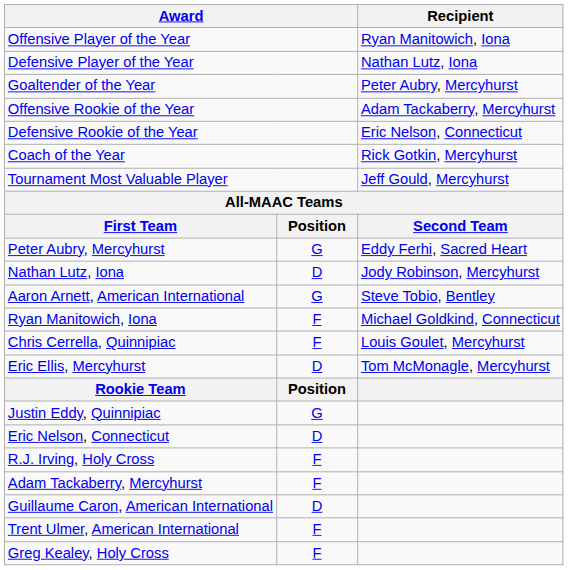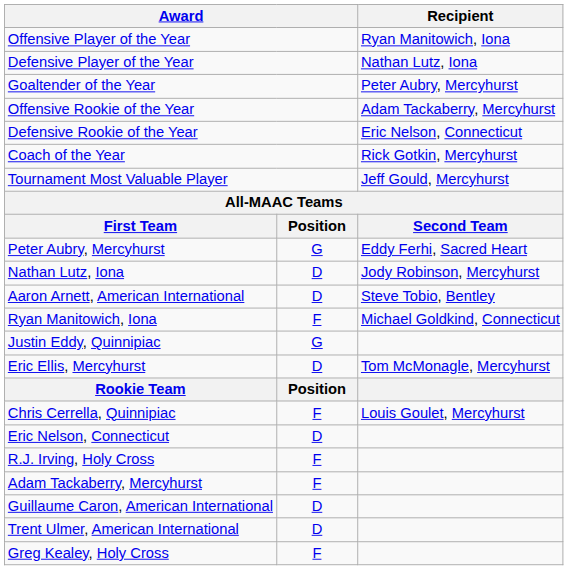(317, 296) G -> (317, 296) D
rows swapped: (92, 343) <-> (84, 413)
(317, 529) F -> (317, 529) D
